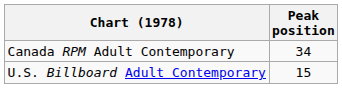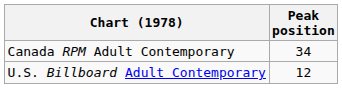(303, 72) 15 -> (303, 72) 12
